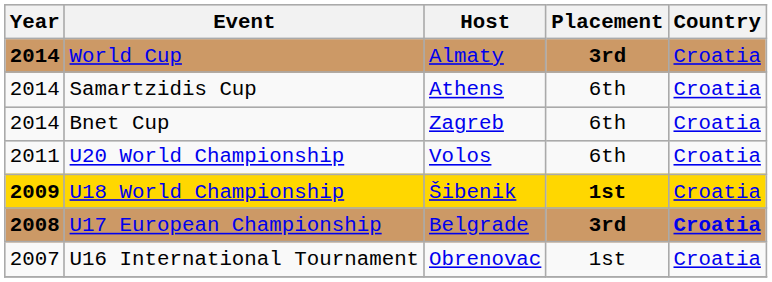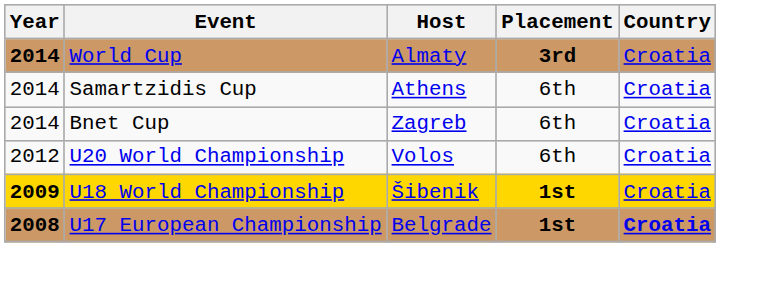(35, 157) 2011 -> (35, 157) 2012
(607, 225) 3rd -> (558, 225) 1st
- row: (244, 259)
